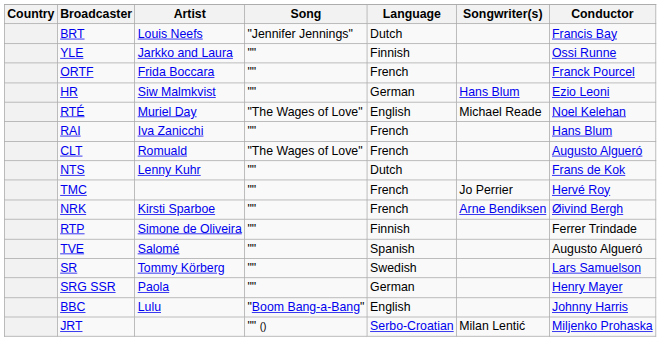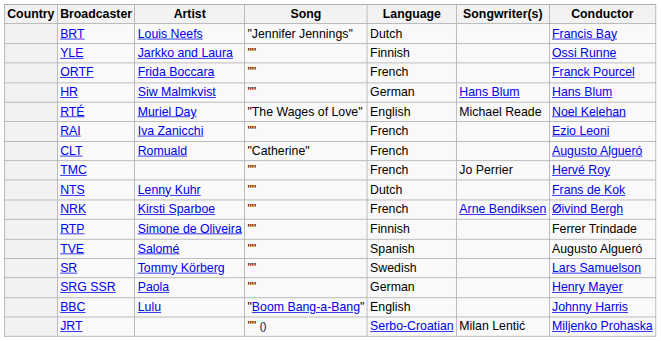(581, 92) Ezio Leoni -> (582, 92) Hans Blum
(582, 131) Hans Blum -> (581, 131) Ezio Leoni
(305, 151) "The Wages of Love" -> (279, 151) "Catherine"
rows swapped: (73, 190) <-> (72, 170)
